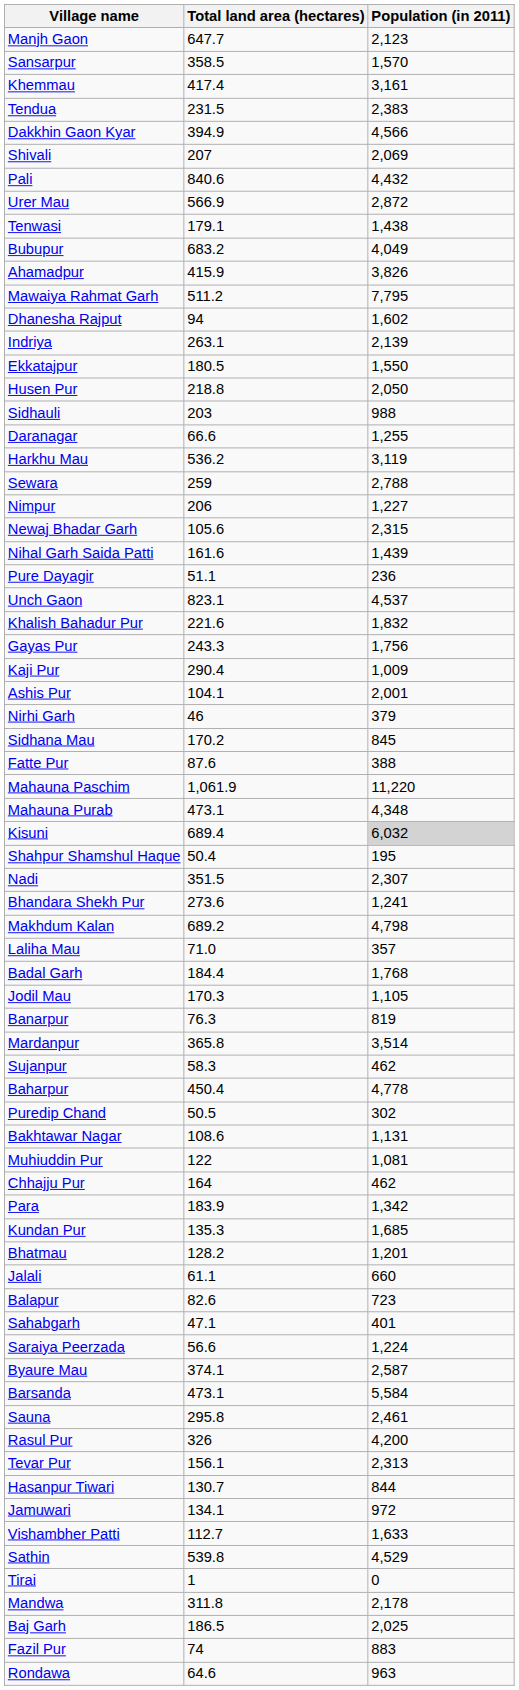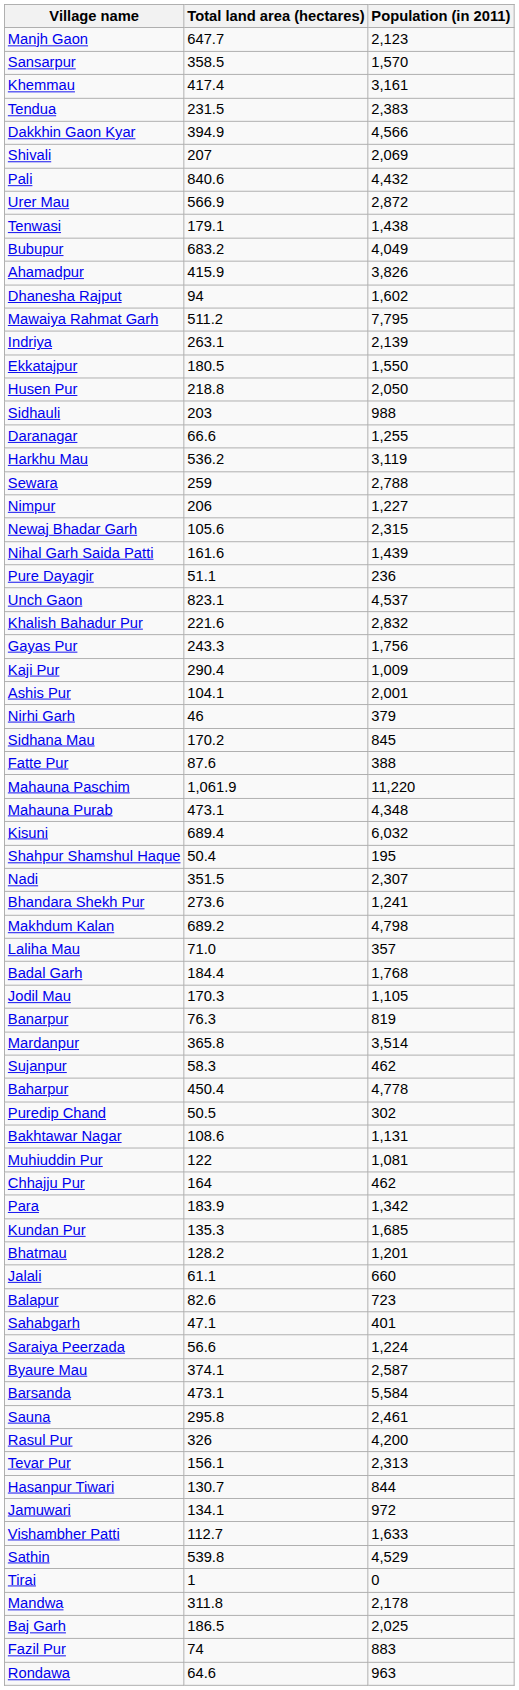rows swapped: (65, 319) <-> (83, 296)
(390, 623) 1,832 -> (390, 623) 2,832
(390, 833) lightgrey background -> (390, 833) no background
